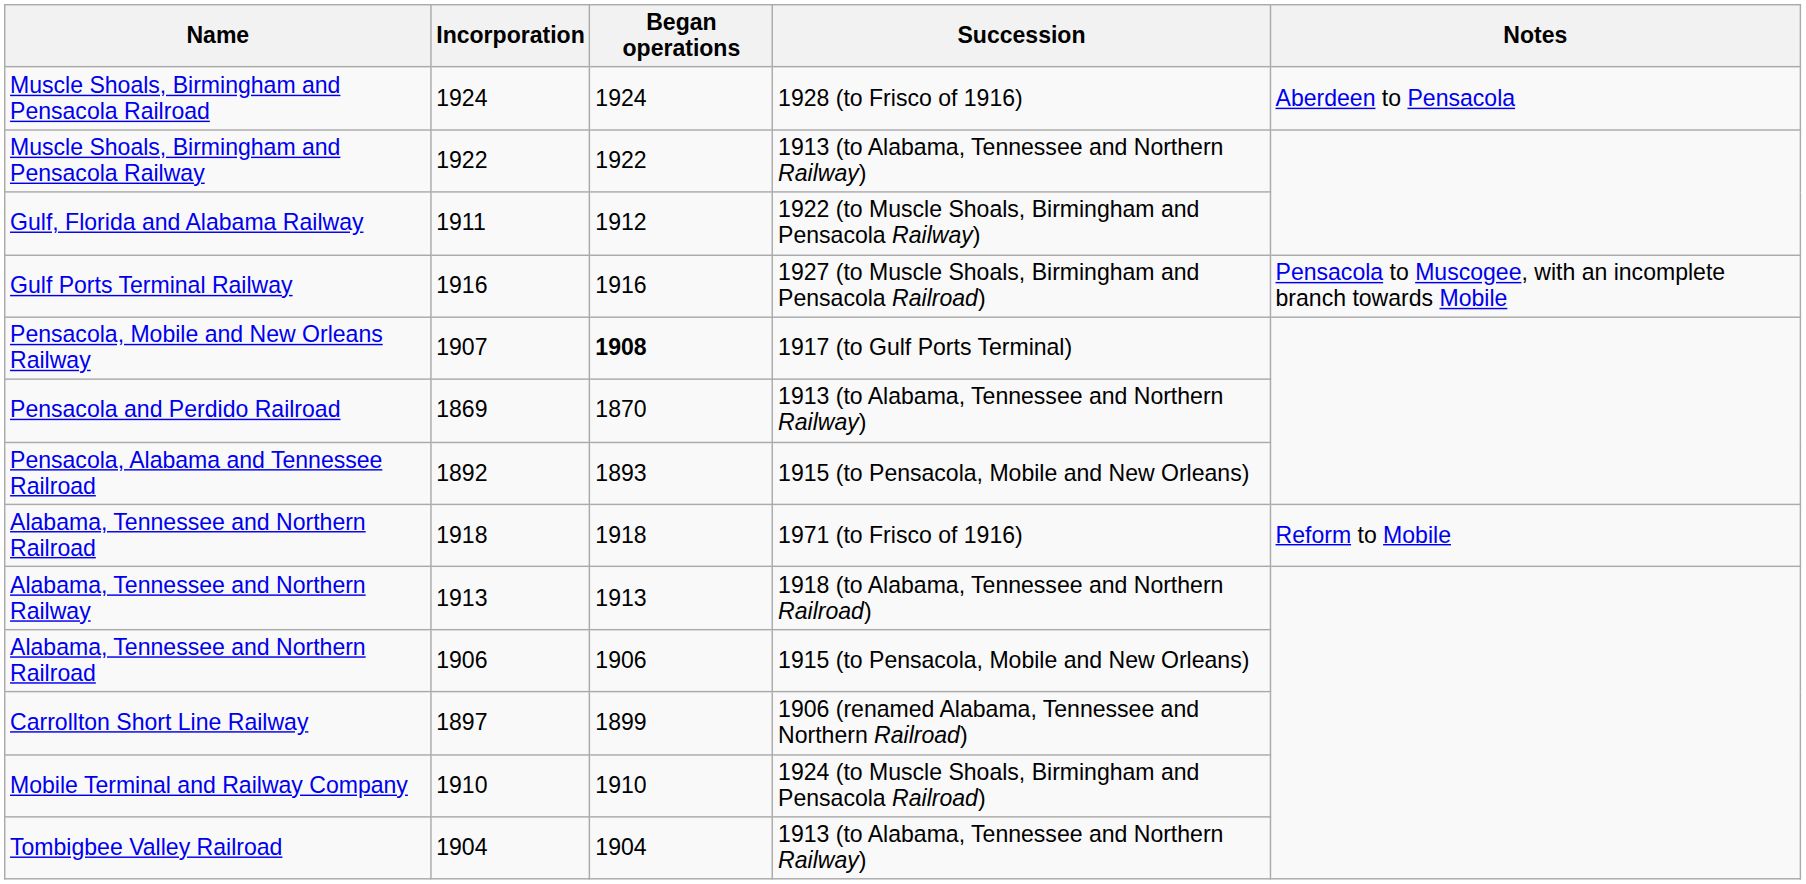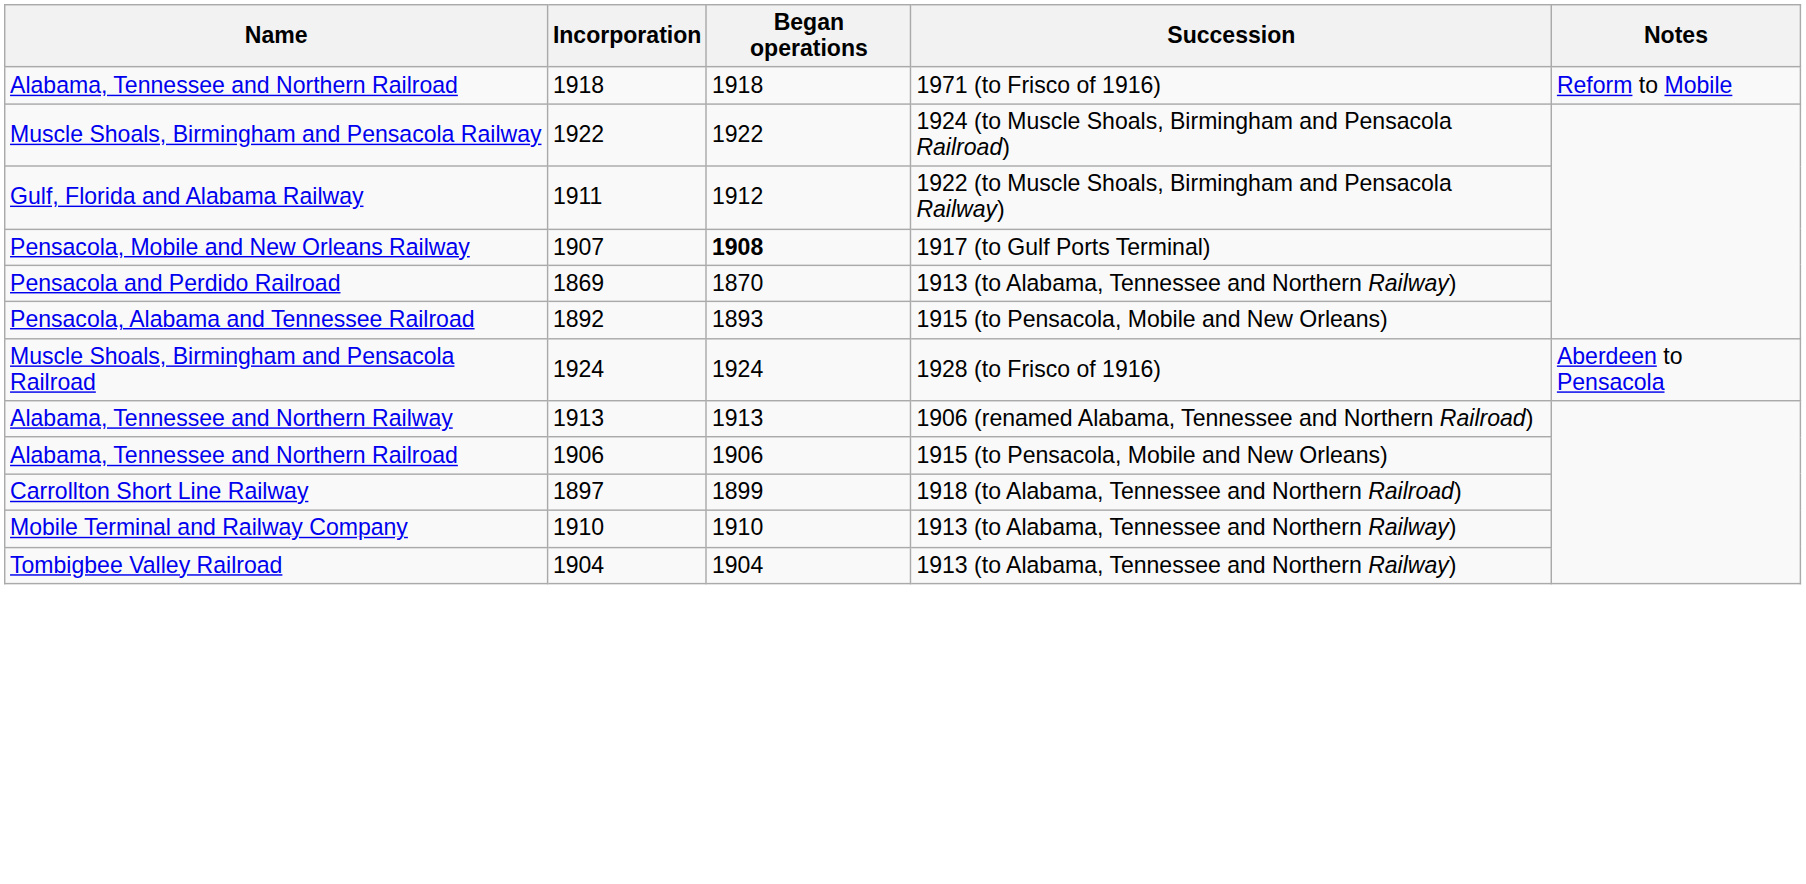rows swapped: (175, 98) <-> (188, 535)
(1001, 160) 1913 (to Alabama, Tennessee and Northern Railway) -> (1184, 134) 1924 (to Muscle Shoals, Birmingham and Pensacola Railroad)
- row: (151, 285)
(1001, 597) 1918 (to Alabama, Tennessee and Northern Railroad) -> (1225, 418) 1906 (renamed Alabama, Tennessee and Northern Railroad)
(989, 722) 1906 (renamed Alabama, Tennessee and Northern Railroad) -> (1189, 491) 1918 (to Alabama, Tennessee and Northern Railroad)
(989, 785) 1924 (to Muscle Shoals, Birmingham and Pensacola Railroad) -> (1186, 528) 1913 (to Alabama, Tennessee and Northern Railway)
